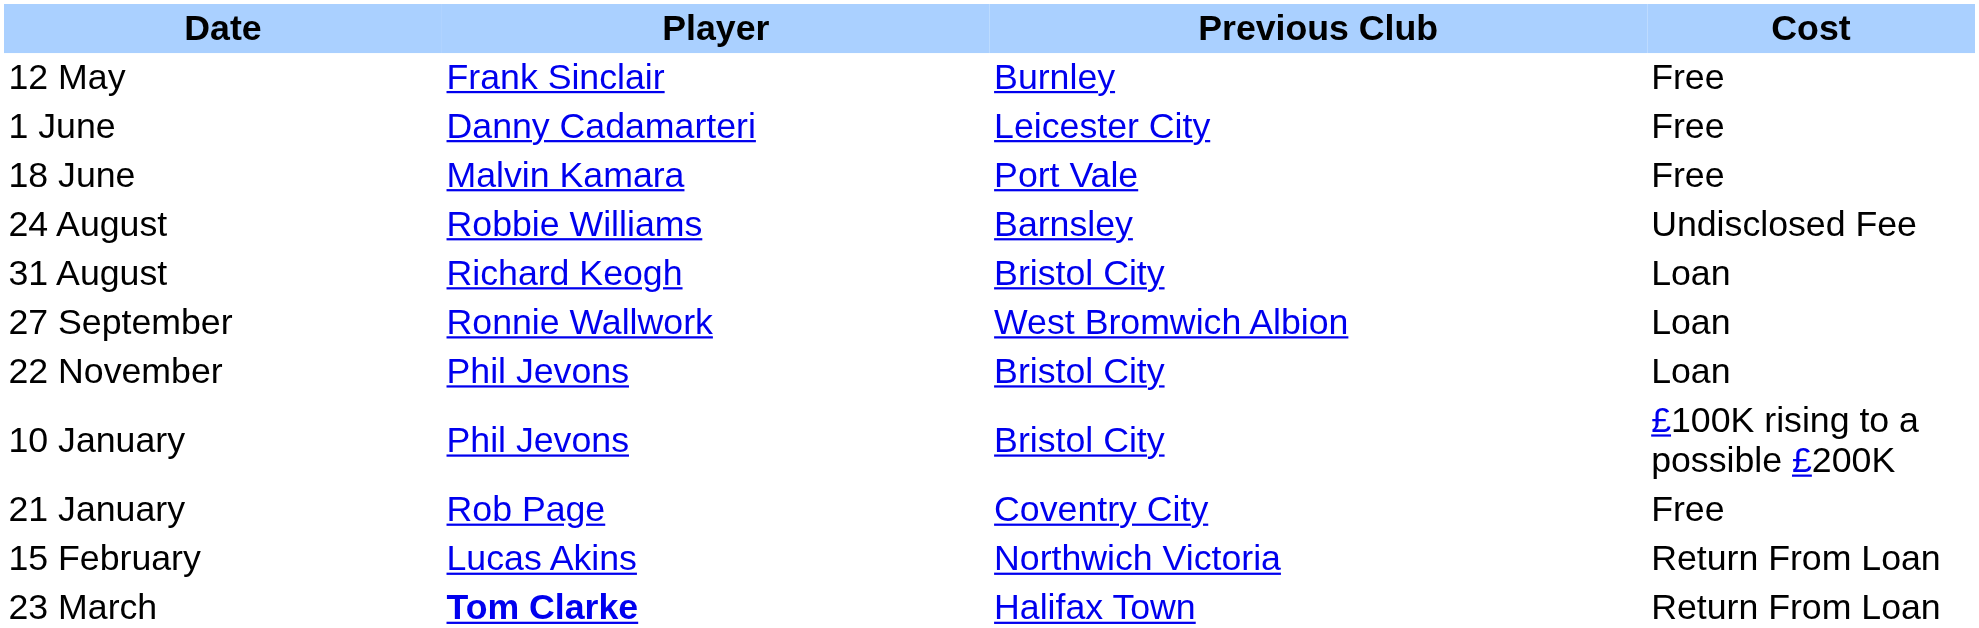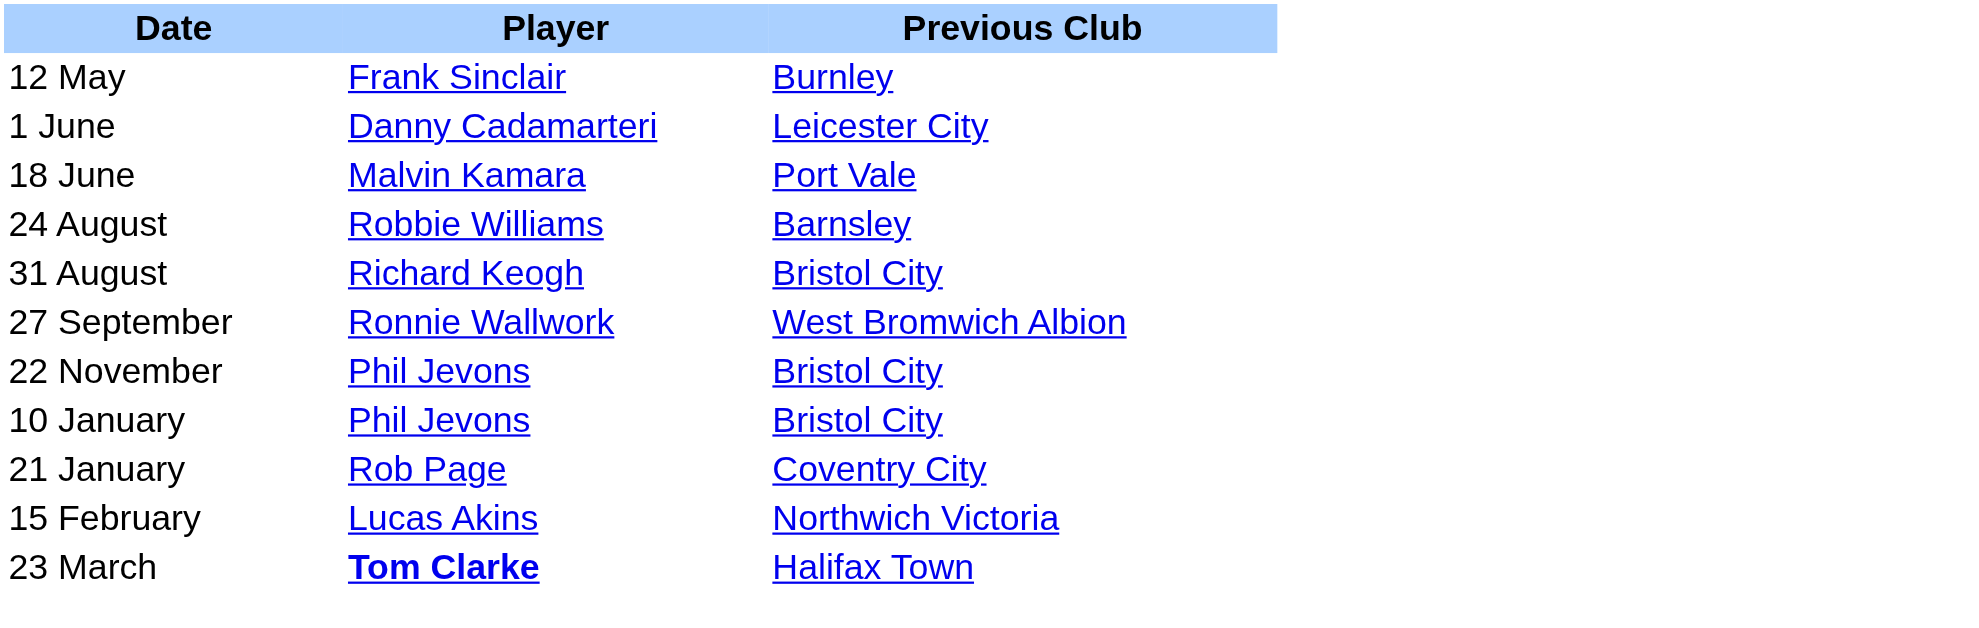- column: (1811, 27)
